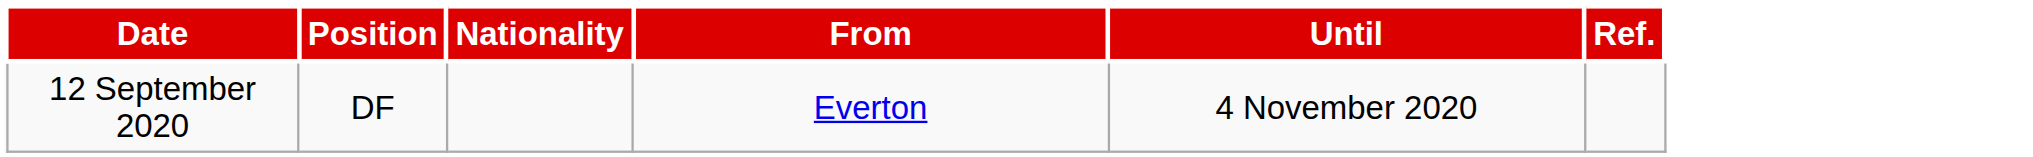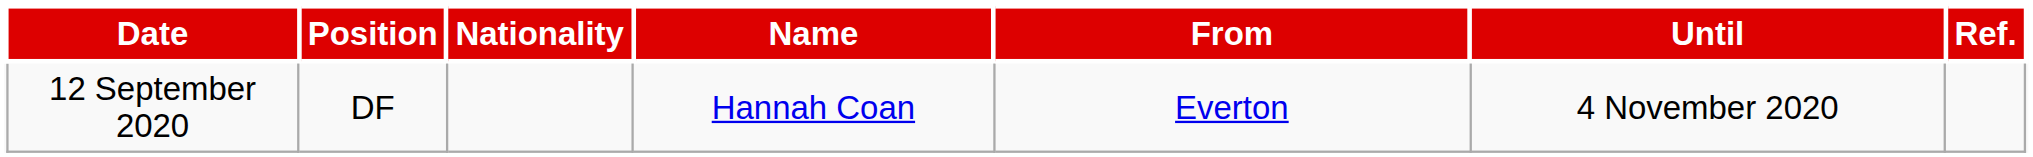+ column: (813, 34)
